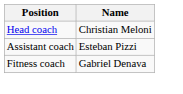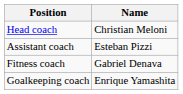+ row: (48, 81)
